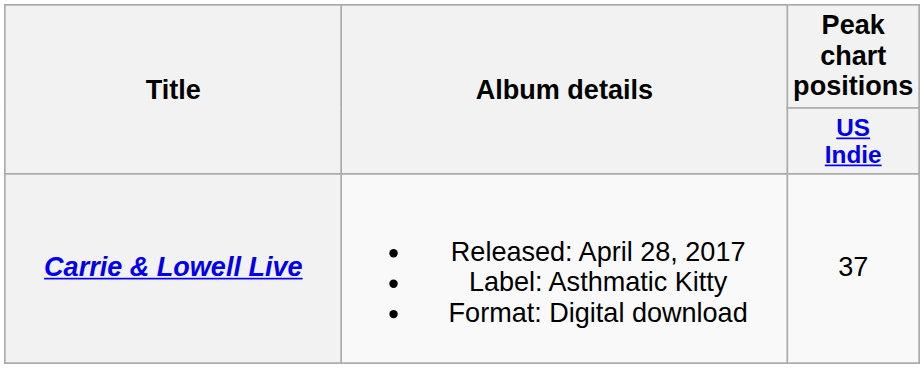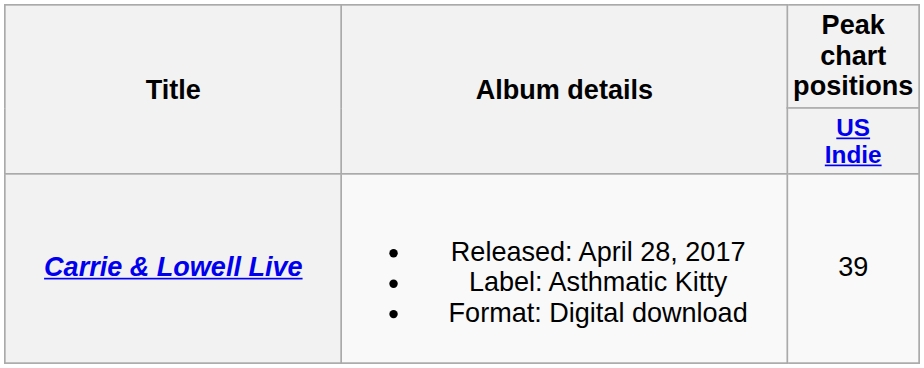(853, 267) 37 -> (853, 267) 39
